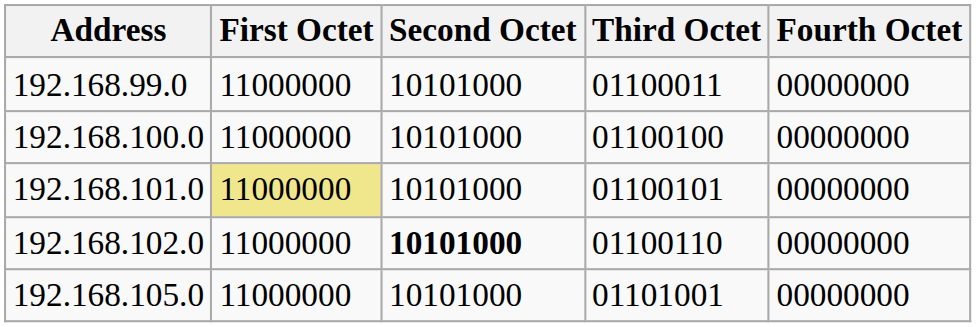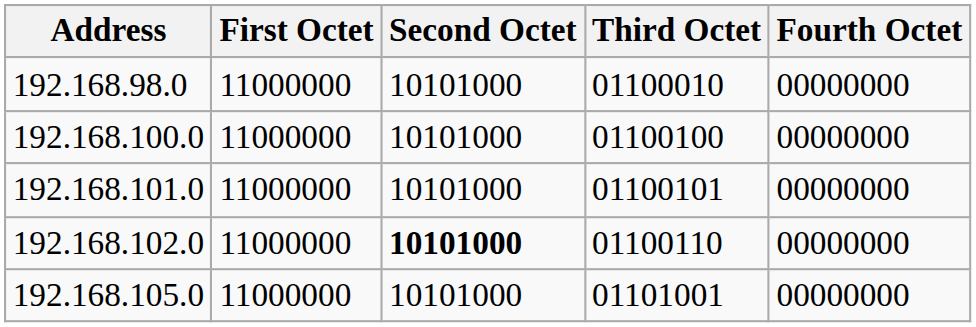+ row: (100, 83)
- row: (100, 83)
(285, 189) khaki background -> (285, 189) no background
